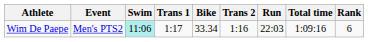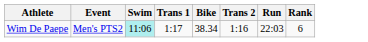- column: (310, 12)
(206, 28) 33.34 -> (206, 28) 38.34
